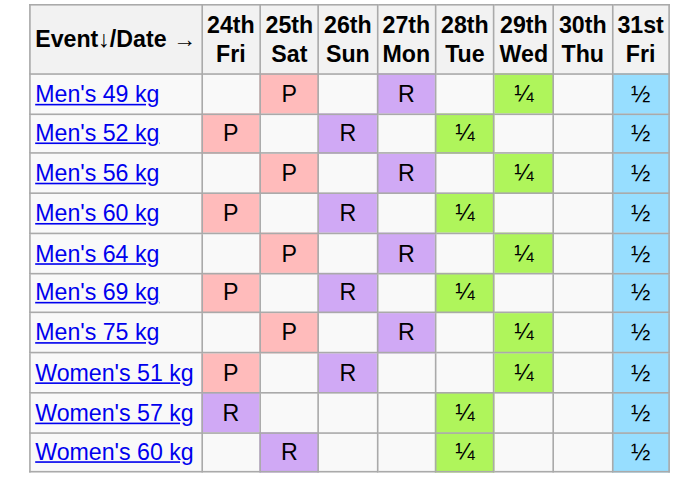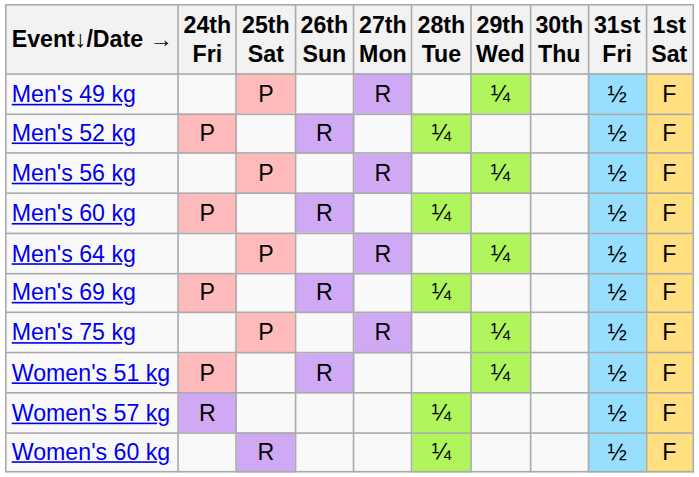+ column: (669, 39)
